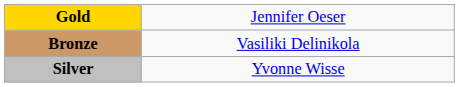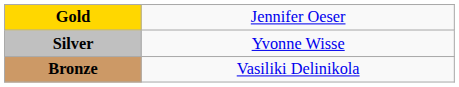rows swapped: (73, 69) <-> (73, 43)
